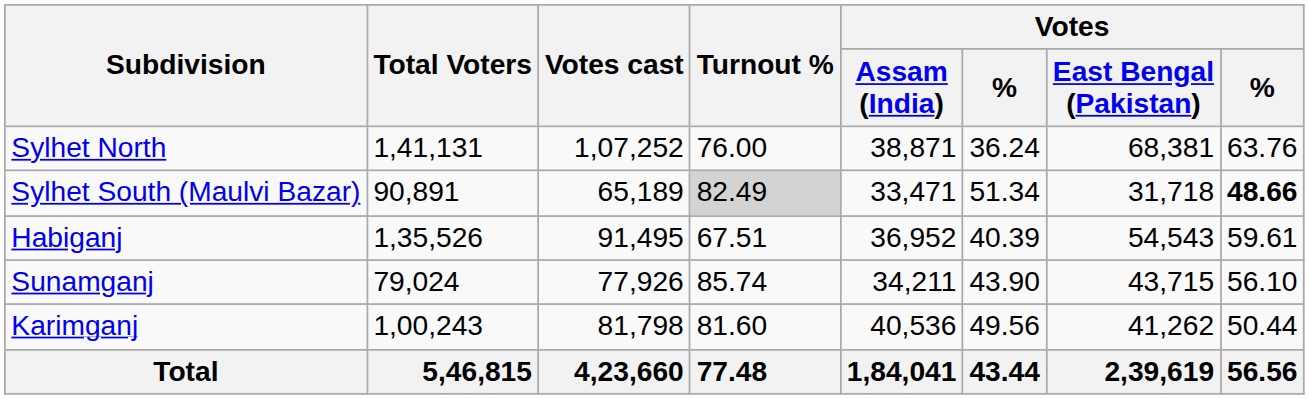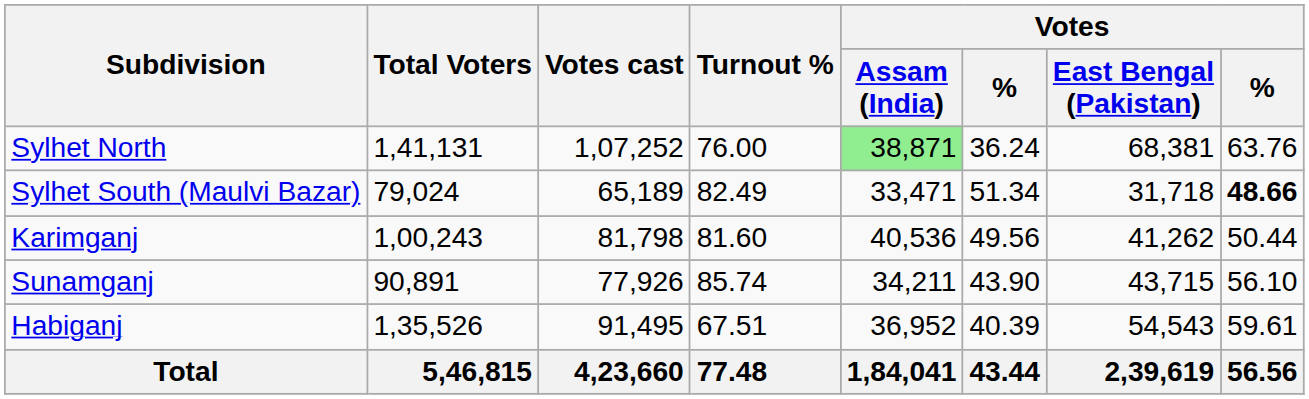(913, 147) no background -> (913, 147) lightgreen background
(416, 192) 90,891 -> (416, 192) 79,024
(732, 192) lightgrey background -> (732, 192) no background
rows swapped: (67, 237) <-> (75, 326)
(416, 281) 79,024 -> (416, 281) 90,891
